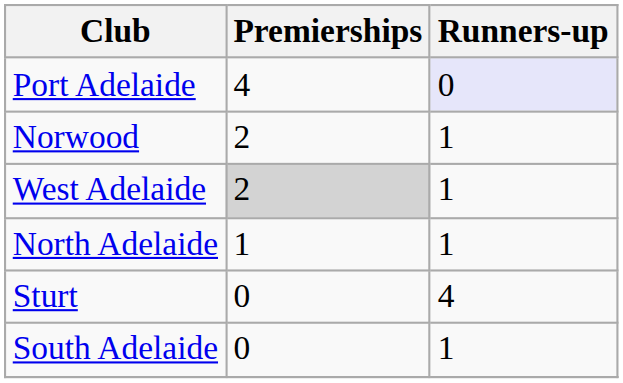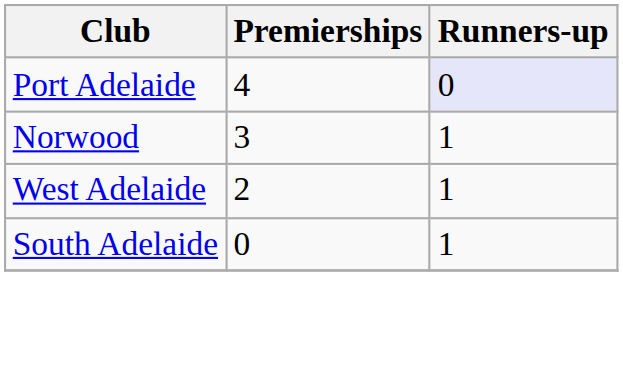(242, 137) 2 -> (242, 137) 3
(242, 190) lightgrey background -> (242, 190) no background
- row: (115, 243)
- row: (45, 296)
